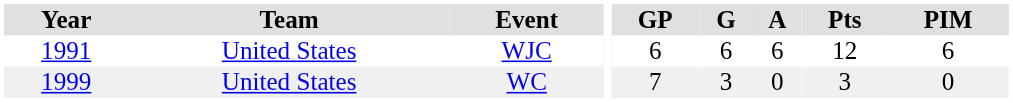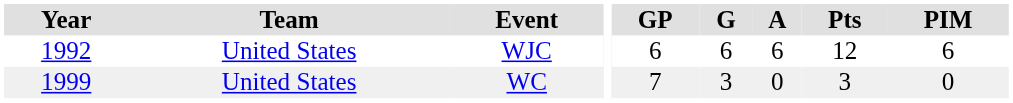(66, 50) 1991 -> (66, 50) 1992
